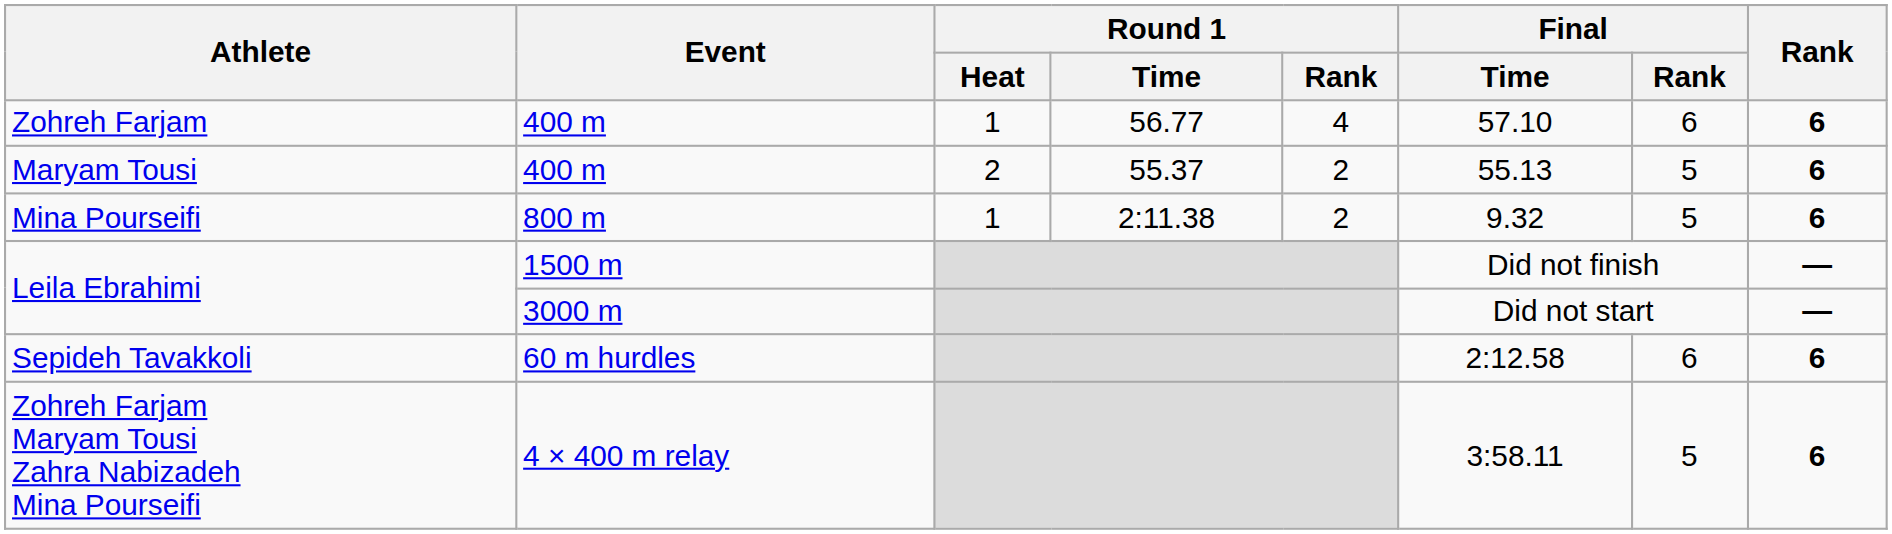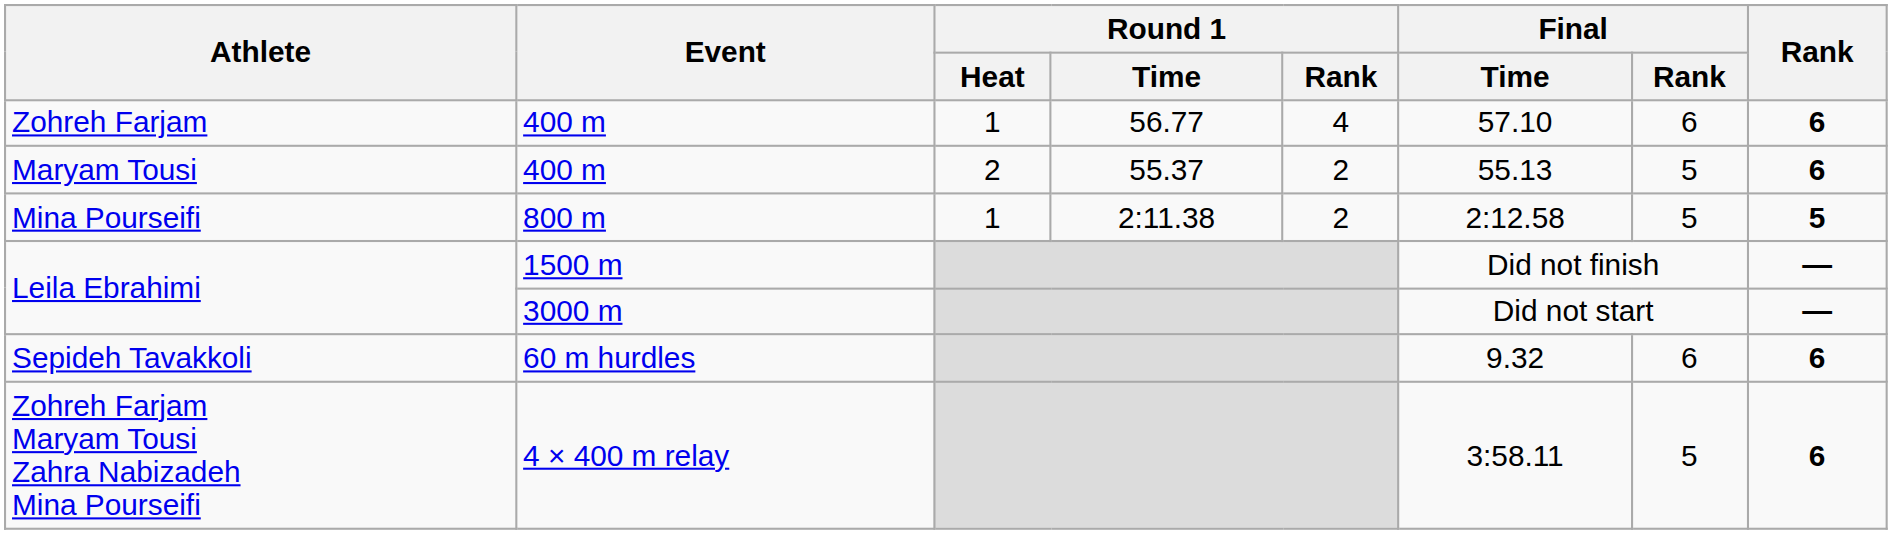(1515, 217) 9.32 -> (1515, 217) 2:12.58
(1817, 217) 6 -> (1817, 217) 5
(1515, 359) 2:12.58 -> (1515, 359) 9.32
